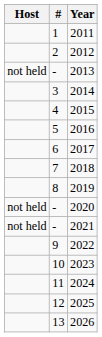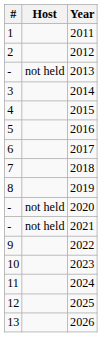columns swapped: (58, 14) <-> (27, 14)
